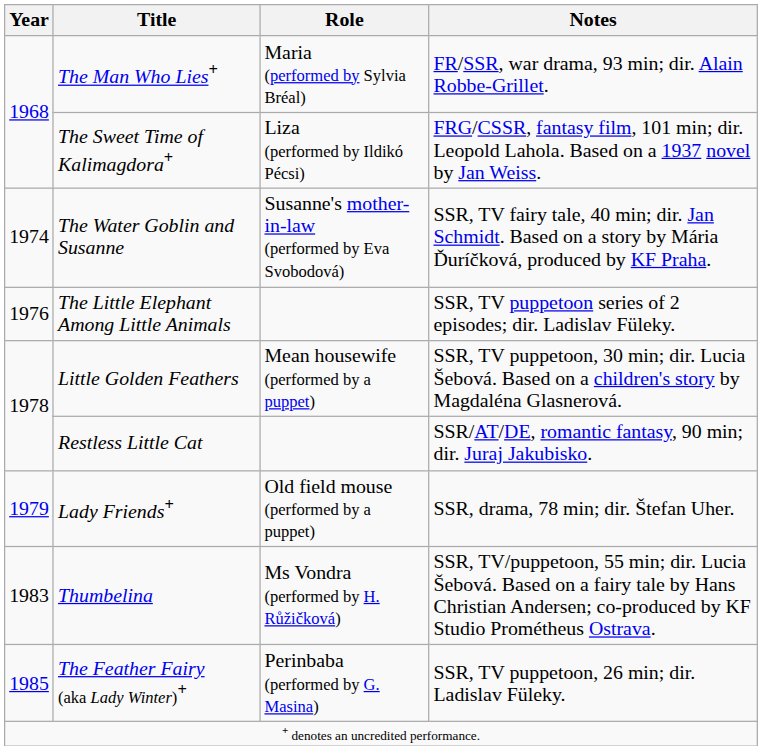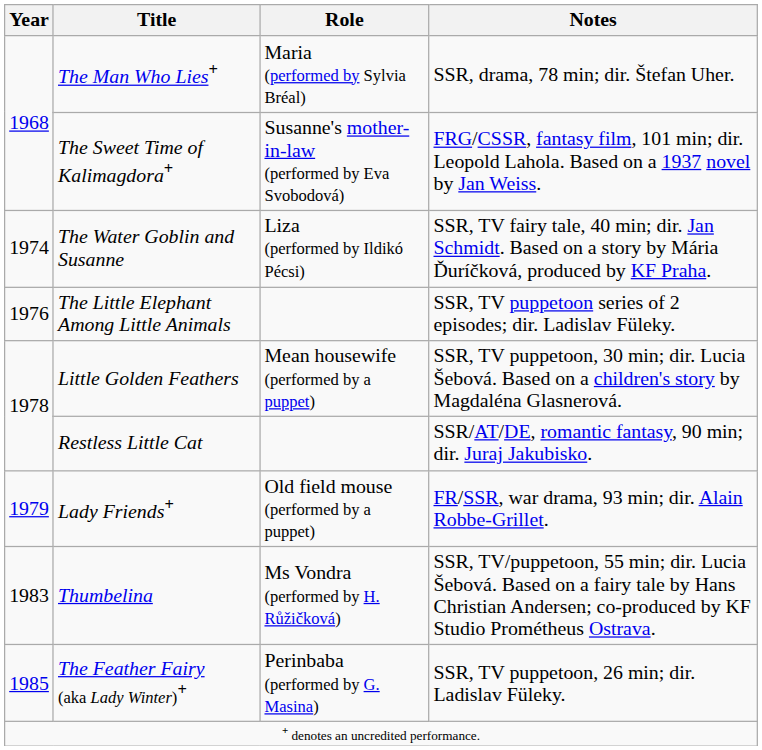(588, 74) FR/SSR, war drama, 93 min; dir. Alain Robbe-Grillet. -> (584, 74) SSR, drama, 78 min; dir. Štefan Uher.
(334, 150) Liza (performed by Ildikó Pécsi) -> (337, 161) Susanne's mother-in-law (performed by Eva Svobodová)
(337, 237) Susanne's mother-in-law (performed by Eva Svobodová) -> (334, 248) Liza (performed by Ildikó Pécsi)
(584, 508) SSR, drama, 78 min; dir. Štefan Uher. -> (588, 508) FR/SSR, war drama, 93 min; dir. Alain Robbe-Grillet.
